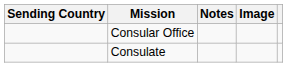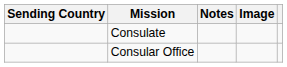rows swapped: (153, 33) <-> (138, 52)
